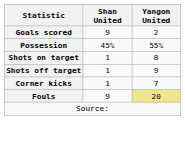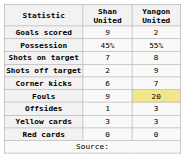(108, 58) 1 -> (108, 58) 7
(108, 71) 1 -> (108, 71) 2
(108, 83) 1 -> (108, 83) 6
+ row: (44, 109)
+ row: (44, 121)
+ row: (44, 134)
